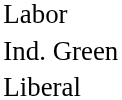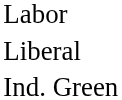rows swapped: (42, 87) <-> (61, 50)
